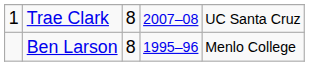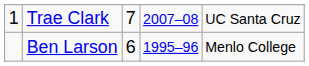(131, 18) 8 -> (131, 18) 7
(131, 46) 8 -> (131, 46) 6
